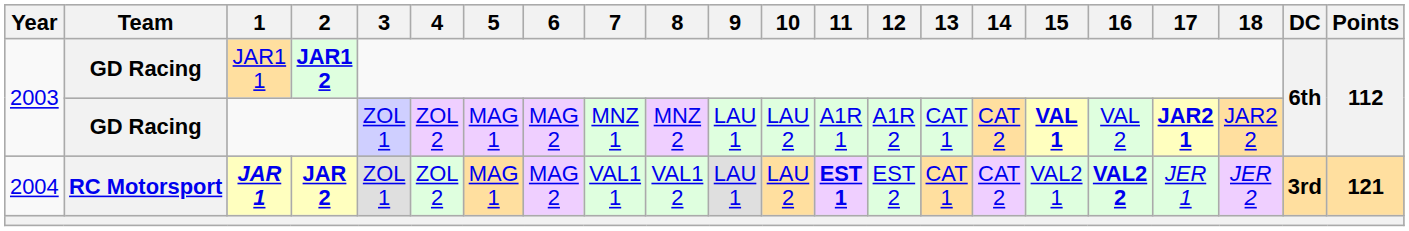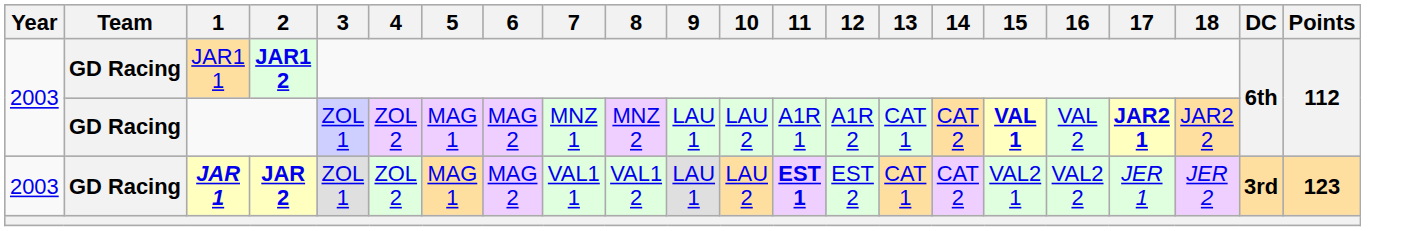(34, 186) 2004 -> (34, 186) 2003
(146, 186) RC Motorsport -> (125, 186) GD Racing
(1120, 186) bold -> (1078, 186) normal
(1366, 186) 121 -> (1322, 186) 123
